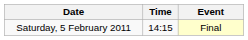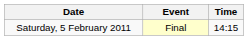columns swapped: (161, 12) <-> (211, 12)
